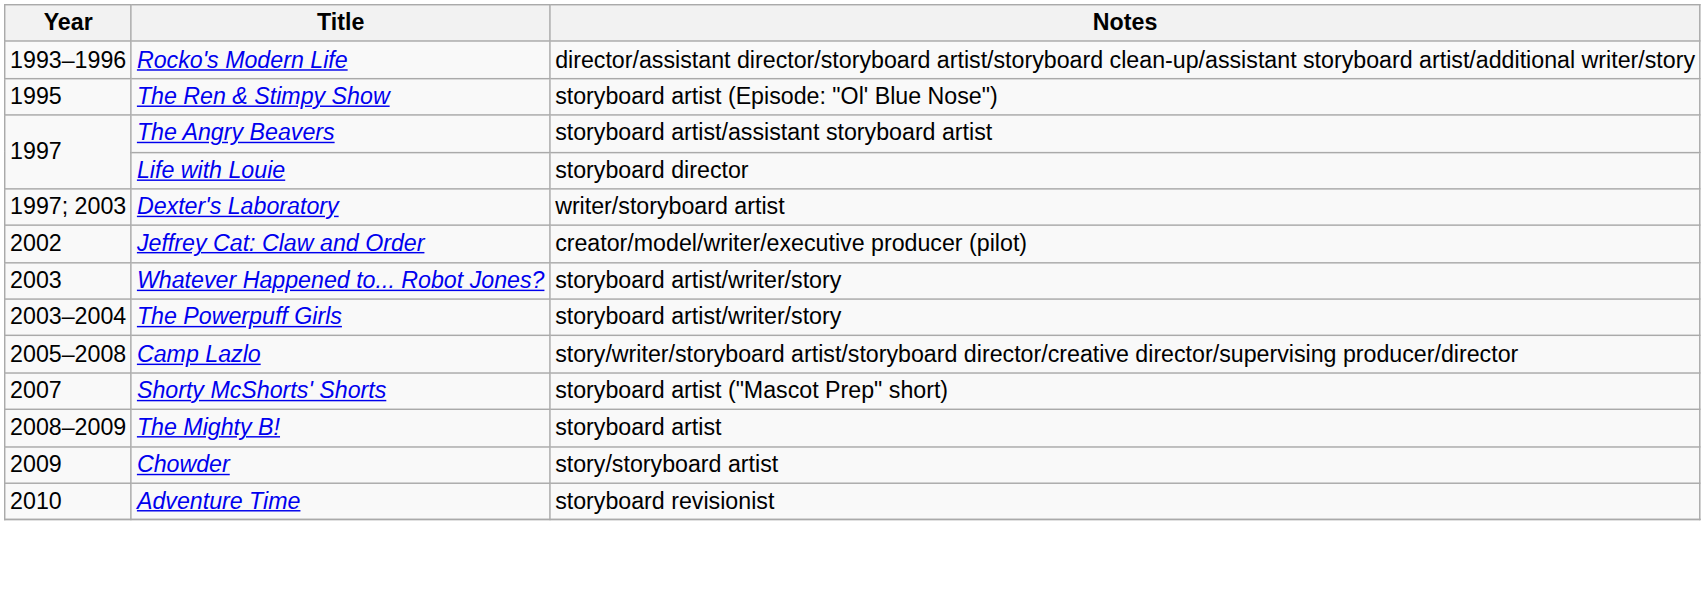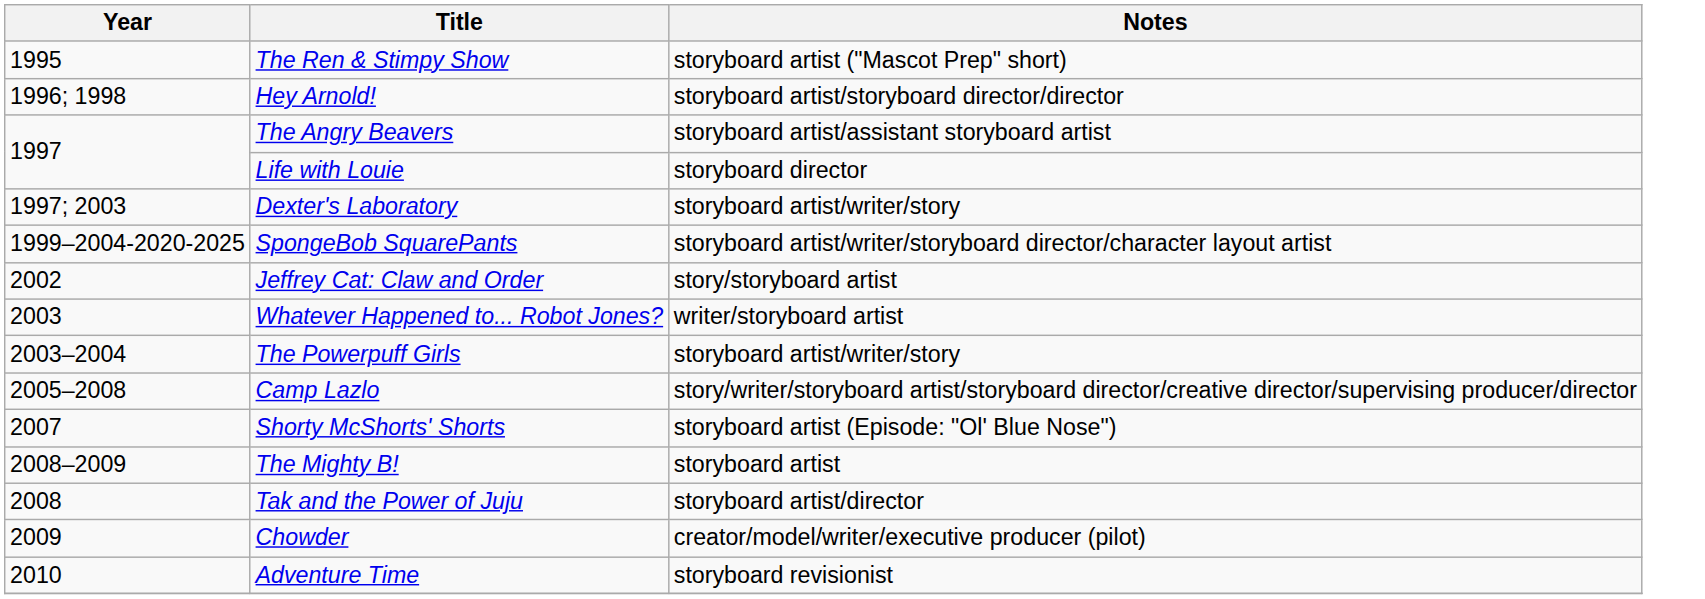- row: (242, 59)
(776, 96) storyboard artist (Episode: "Ol' Blue Nose") -> (870, 59) storyboard artist ("Mascot Prep" short)
+ row: (316, 96)
(670, 206) writer/storyboard artist -> (817, 206) storyboard artist/writer/story
+ row: (387, 243)
(791, 243) creator/model/writer/executive producer (pilot) -> (785, 280) story/storyboard artist
(698, 280) storyboard artist/writer/story -> (789, 317) writer/storyboard artist
(752, 390) storyboard artist ("Mascot Prep" short) -> (895, 427) storyboard artist (Episode: "Ol' Blue Nose")
+ row: (389, 501)
(667, 464) story/storyboard artist -> (910, 538) creator/model/writer/executive producer (pilot)
